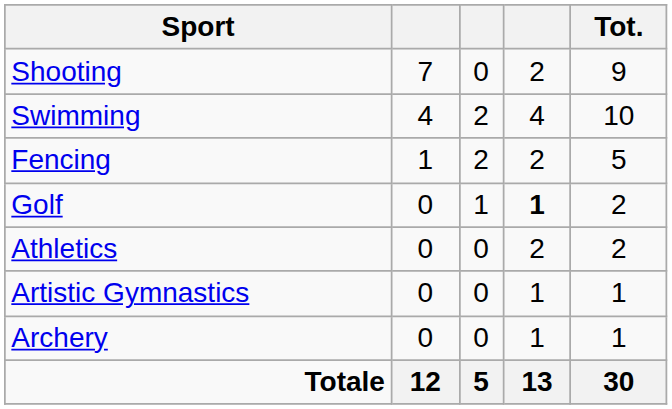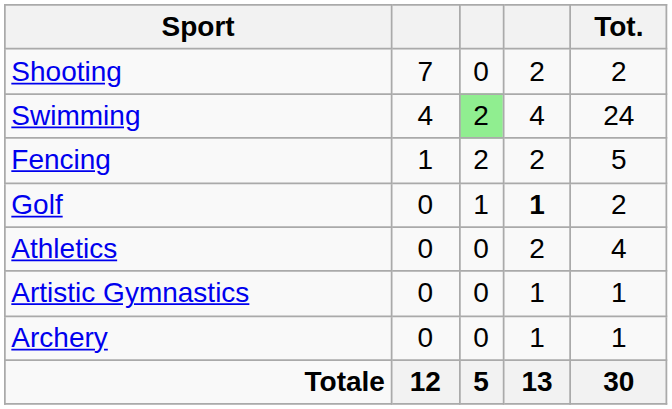(619, 71) 9 -> (619, 71) 2
(481, 115) no background -> (481, 115) lightgreen background
(619, 115) 10 -> (619, 115) 24
(619, 248) 2 -> (619, 248) 4
